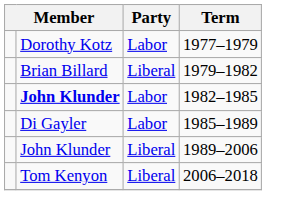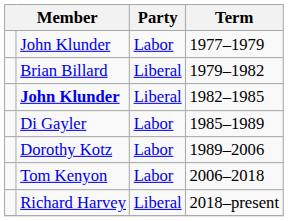(66, 44) Dorothy Kotz -> (65, 44) John Klunder
(147, 96) Labor -> (158, 96) Liberal
(65, 149) John Klunder -> (66, 149) Dorothy Kotz
(151, 149) Liberal -> (154, 149) Labor
(151, 176) Liberal -> (154, 176) Labor
+ row: (234, 202)
